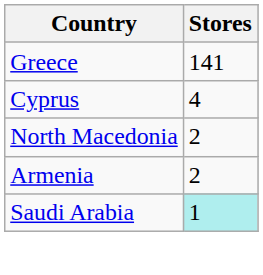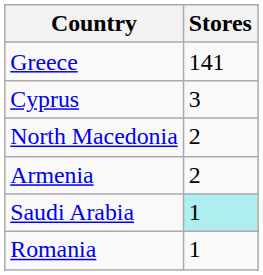(195, 99) 4 -> (195, 99) 3
+ row: (53, 250)
